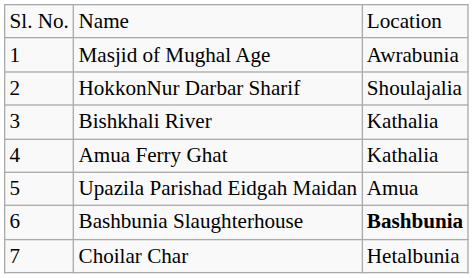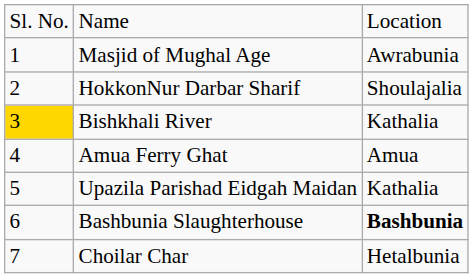(15, 121) no background -> (15, 121) gold background
(403, 155) Kathalia -> (393, 155) Amua
(393, 188) Amua -> (403, 188) Kathalia
